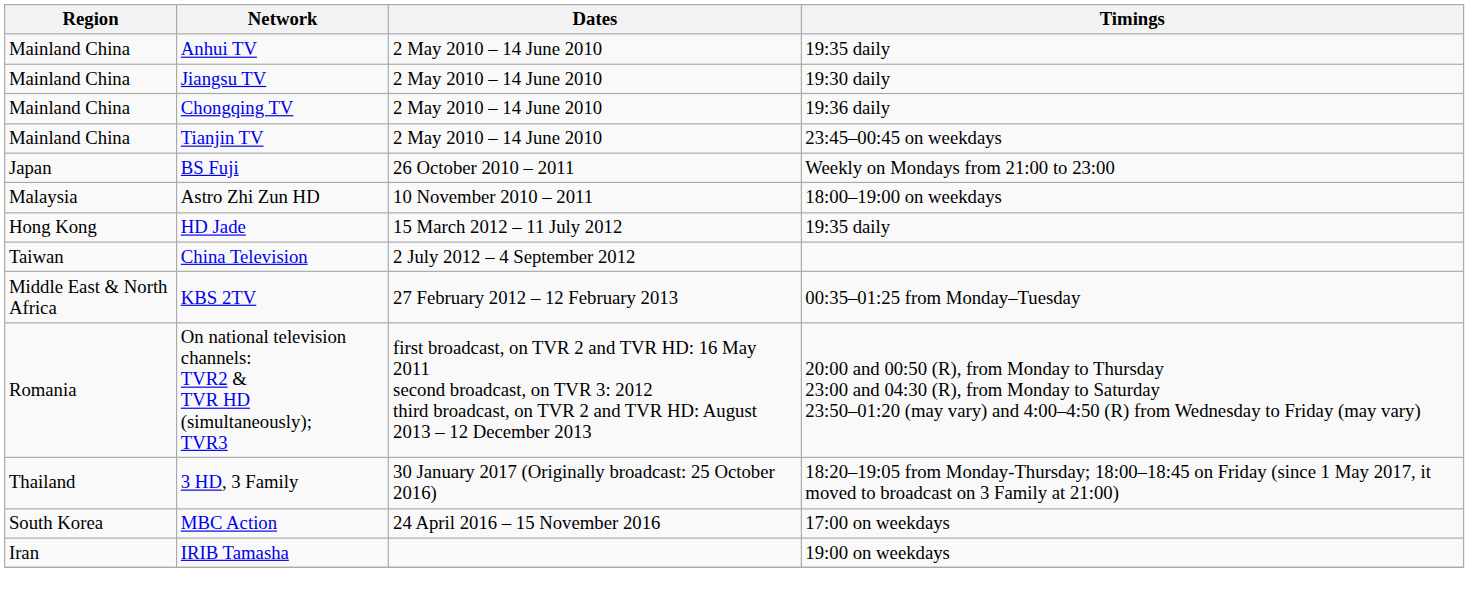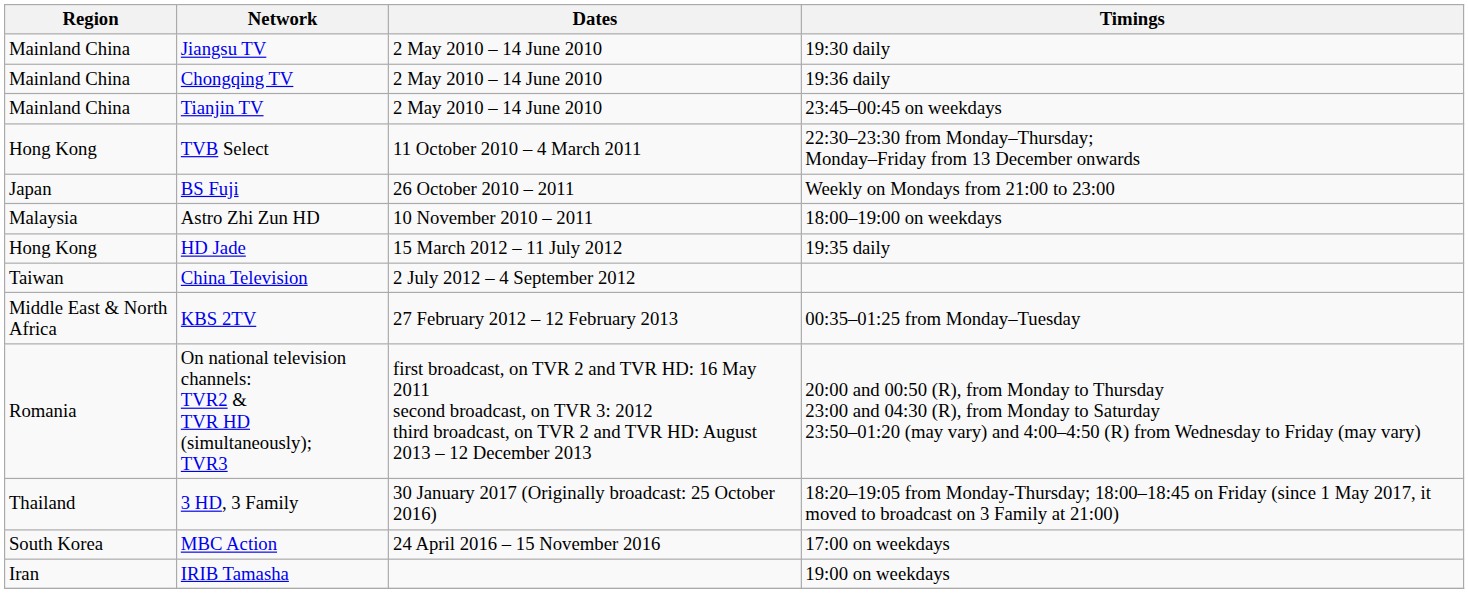- row: (219, 49)
+ row: (225, 148)
